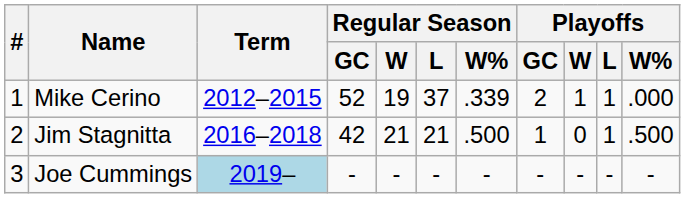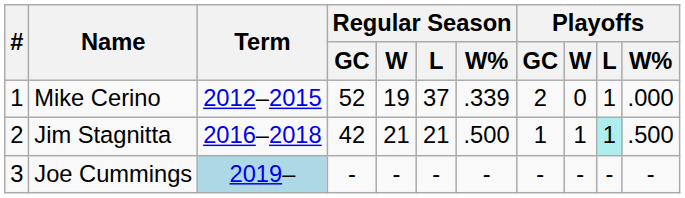(580, 98) 1 -> (580, 98) 0
(580, 135) 0 -> (580, 135) 1
(609, 135) no background -> (609, 135) paleturquoise background
